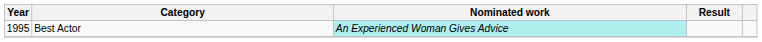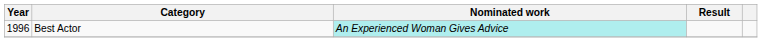(18, 28) 1995 -> (18, 28) 1996
